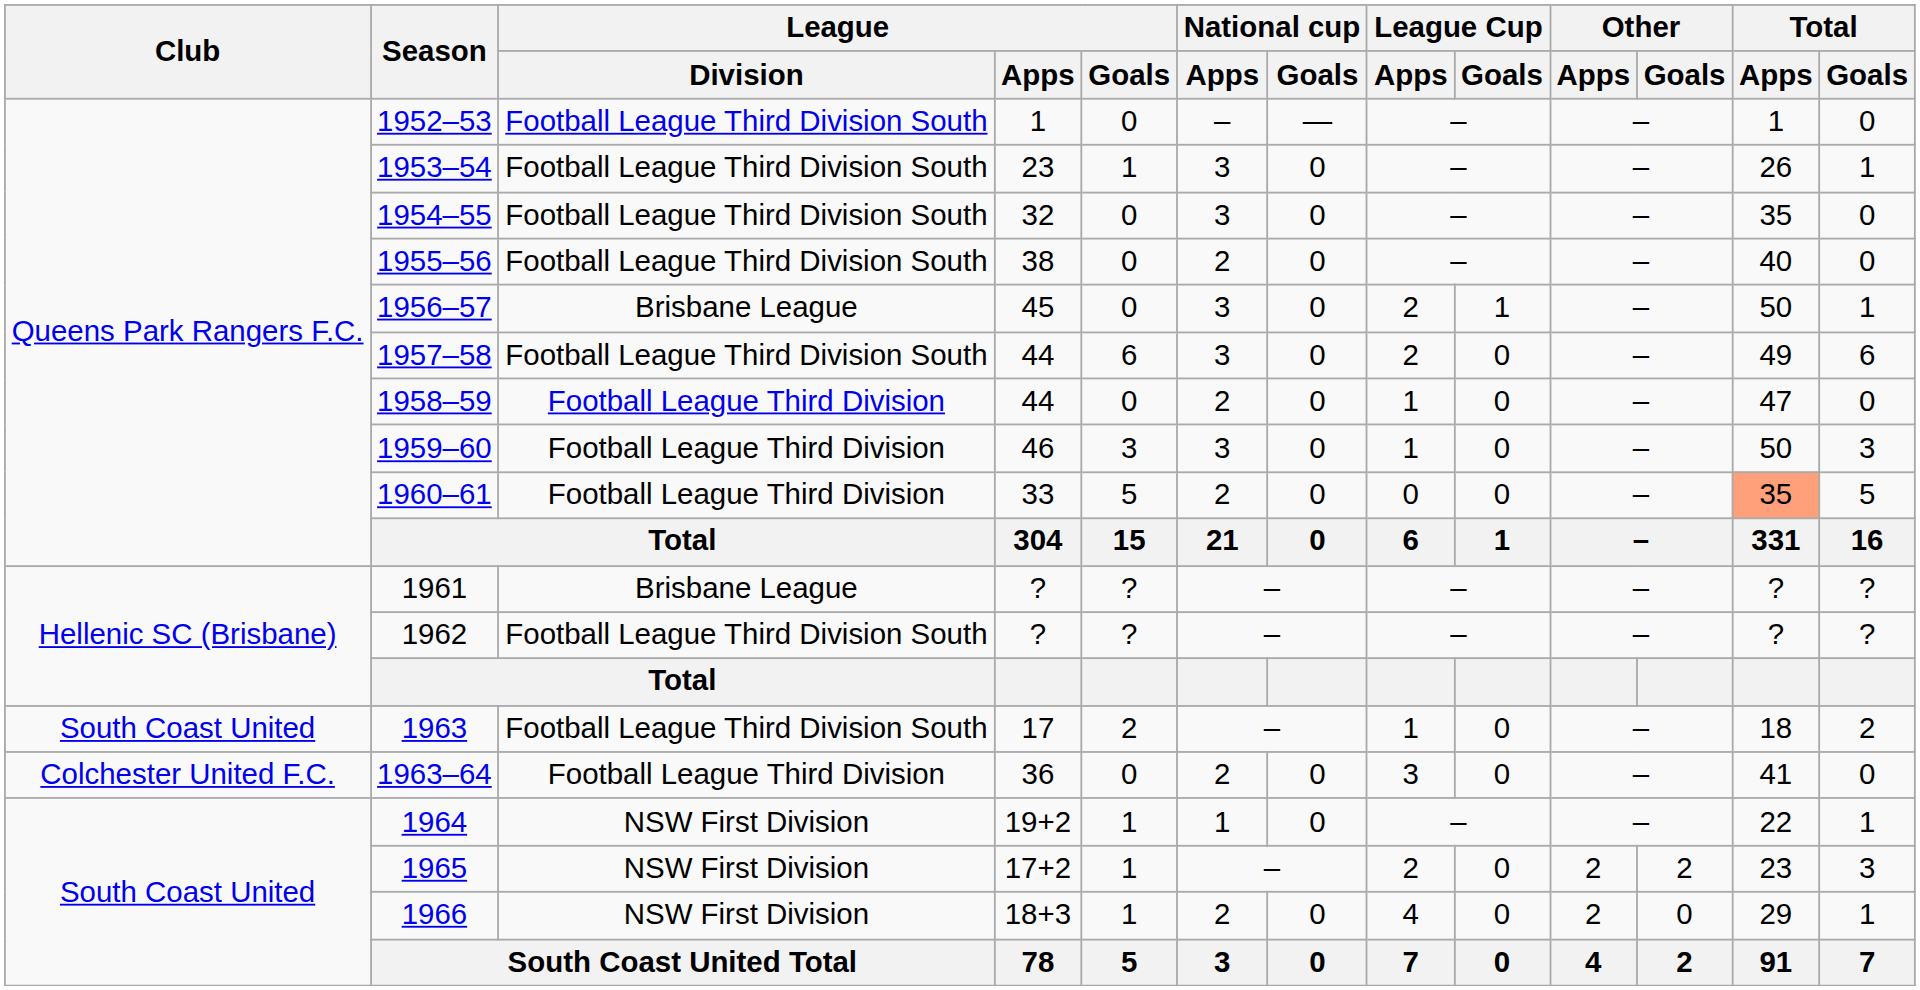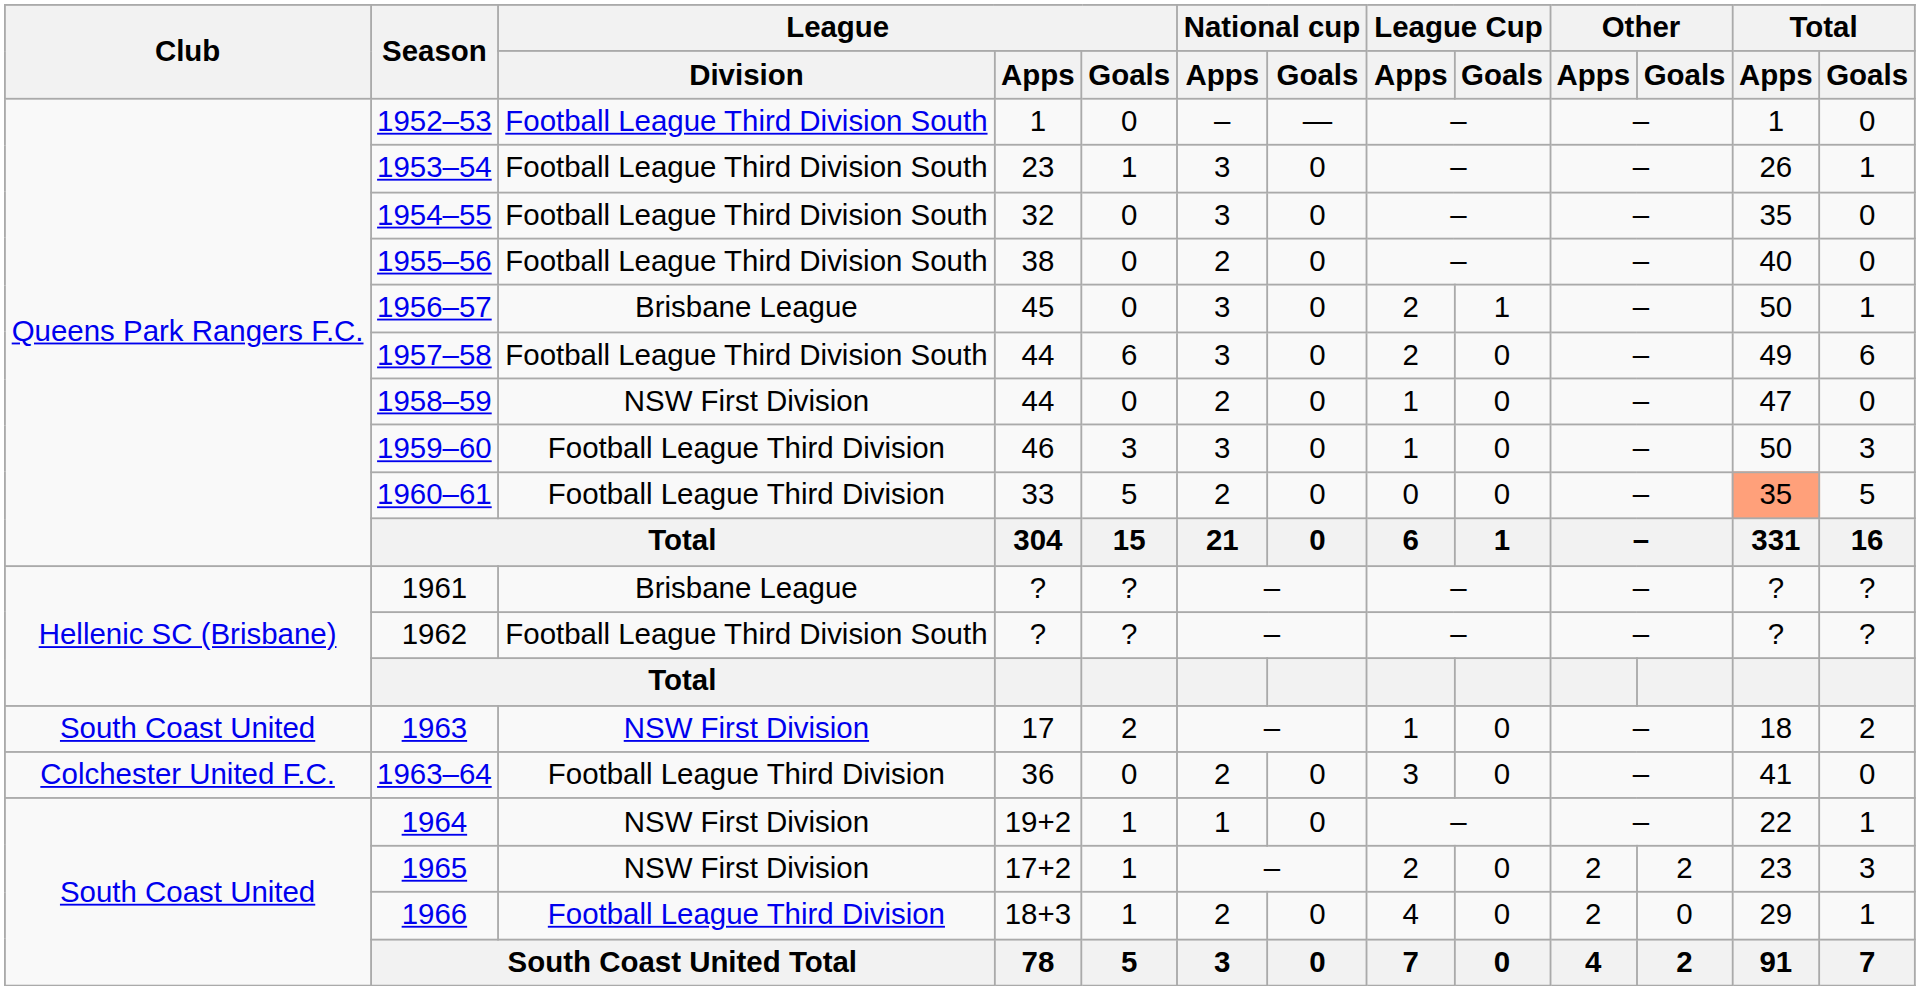(746, 401) Football League Third Division -> (746, 401) NSW First Division
(746, 728) Football League Third Division South -> (746, 728) NSW First Division
(746, 914) NSW First Division -> (746, 914) Football League Third Division
